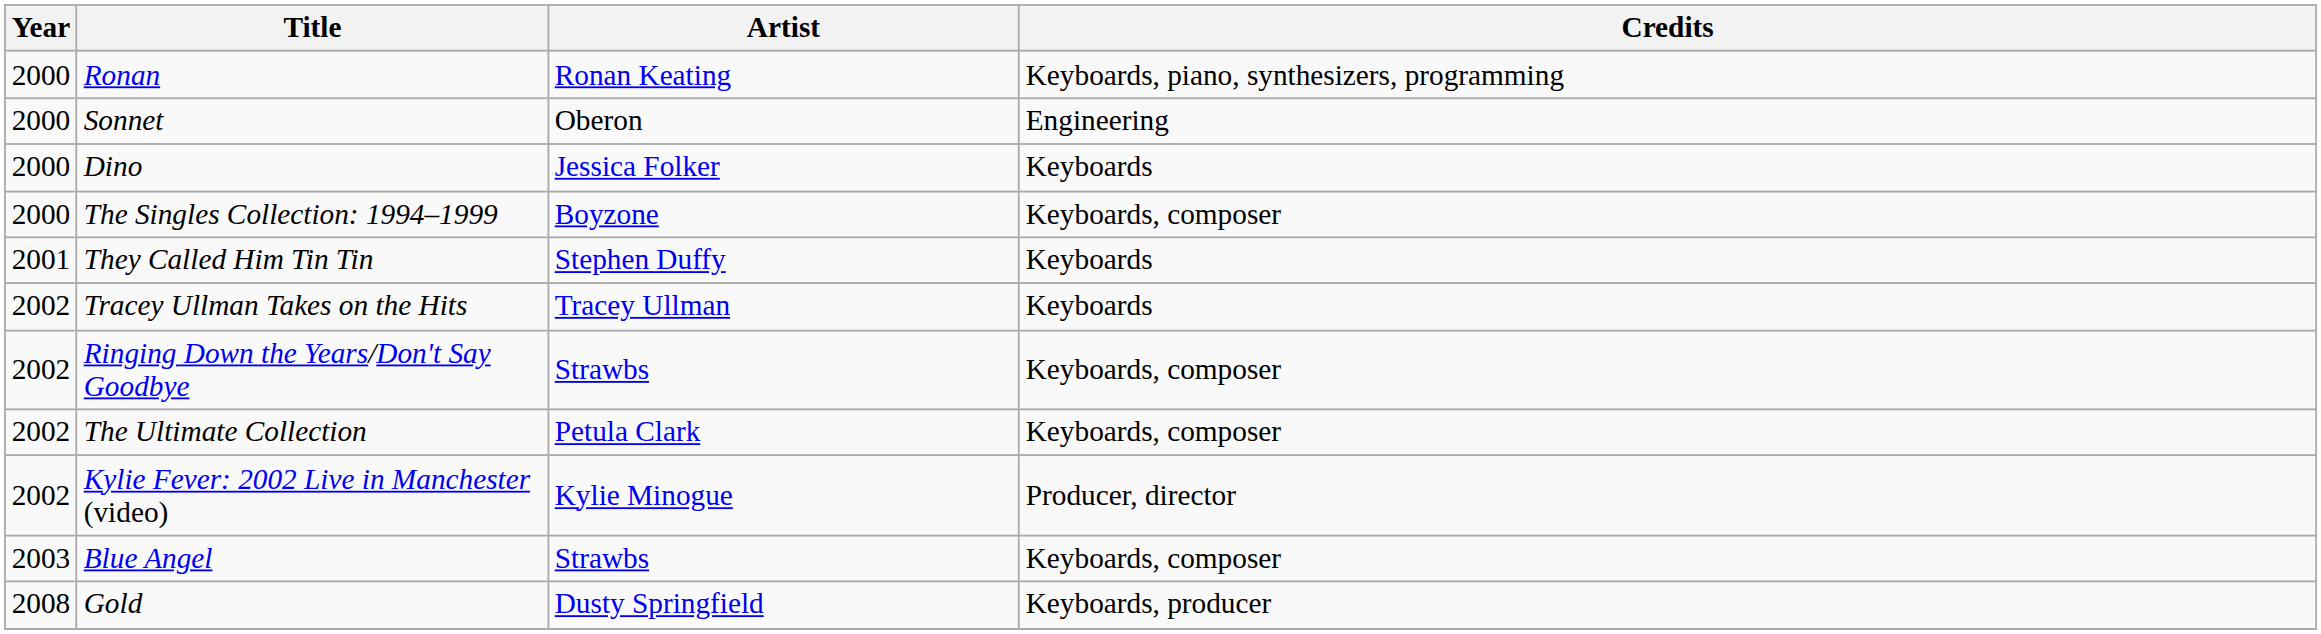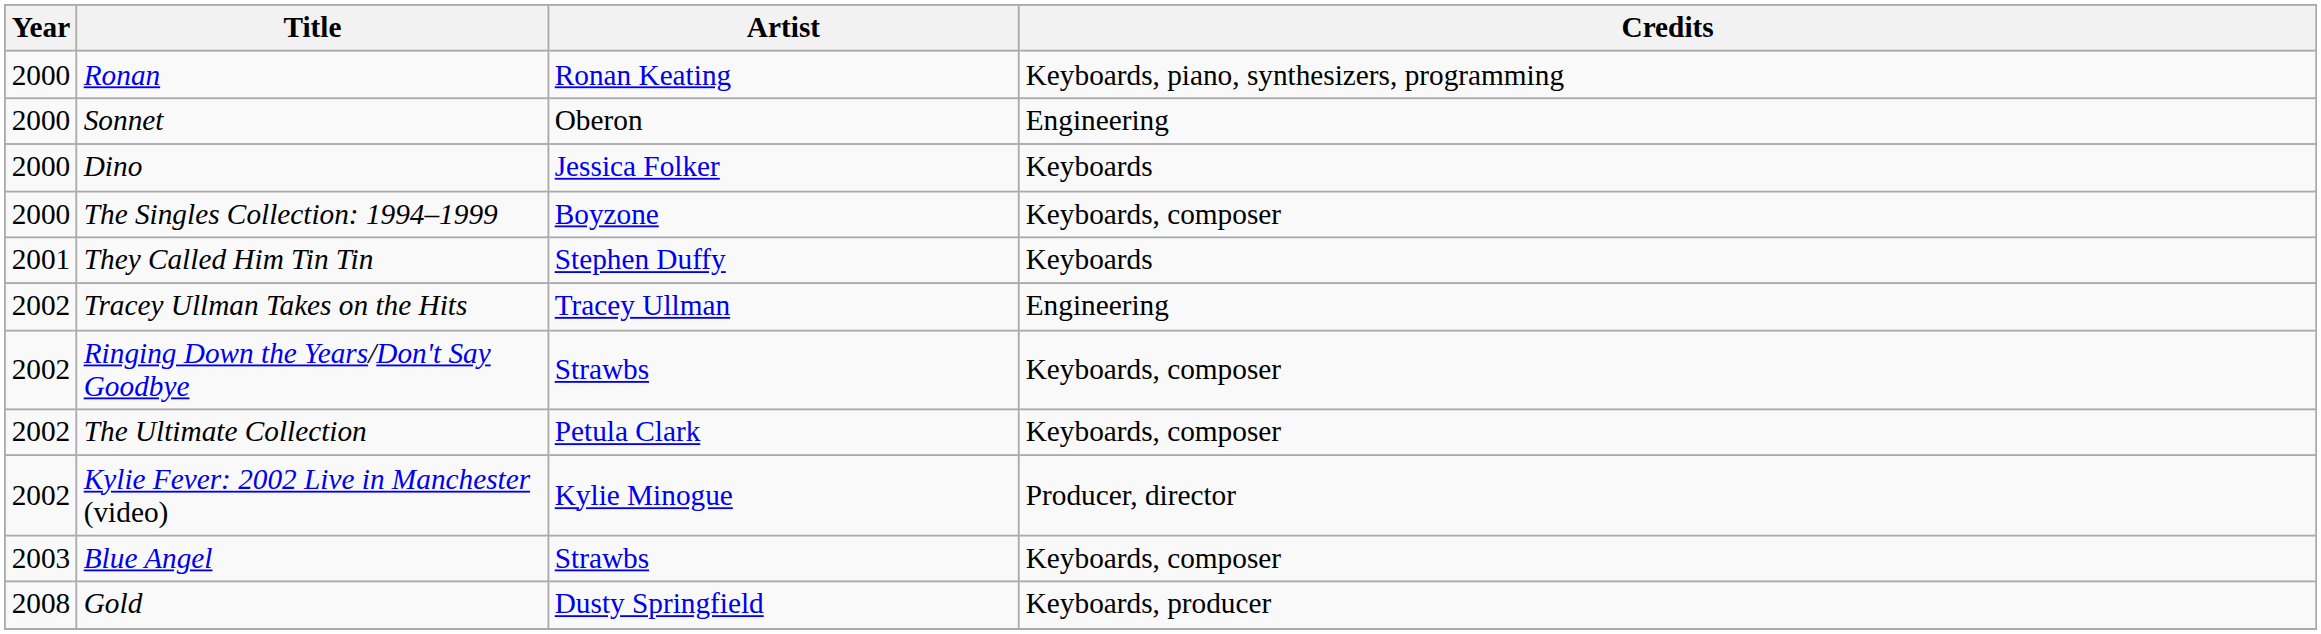(1089, 306) Keyboards -> (1097, 306) Engineering
